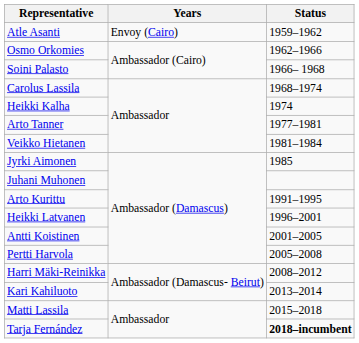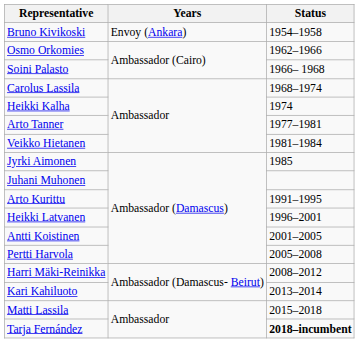+ row: (46, 32)
- row: (33, 32)
